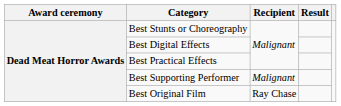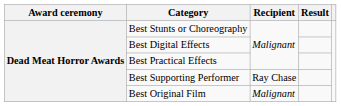(274, 77) Malignant -> (274, 77) Ray Chase
(274, 93) Ray Chase -> (274, 93) Malignant
